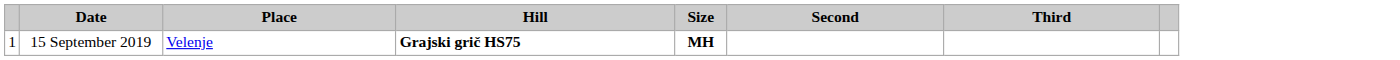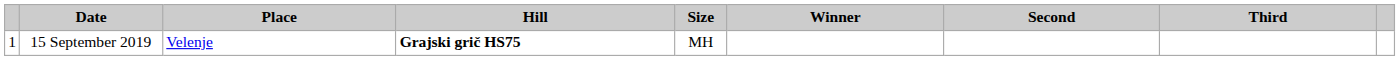+ column: (835, 16)
(701, 42) bold -> (701, 42) normal
